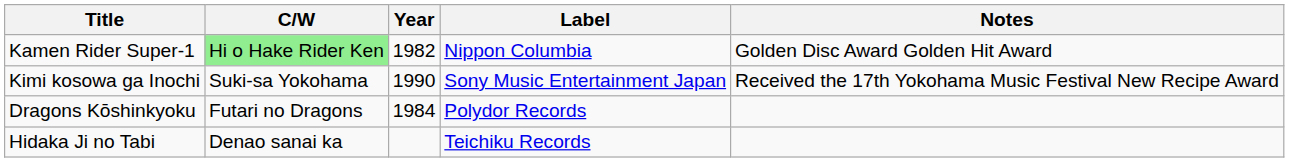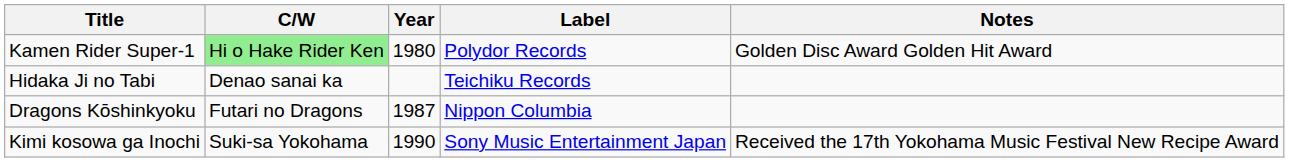(414, 50) 1982 -> (414, 50) 1980
(518, 50) Nippon Columbia -> (515, 50) Polydor Records
rows swapped: (82, 141) <-> (105, 80)
(414, 111) 1984 -> (414, 111) 1987
(515, 111) Polydor Records -> (518, 111) Nippon Columbia
